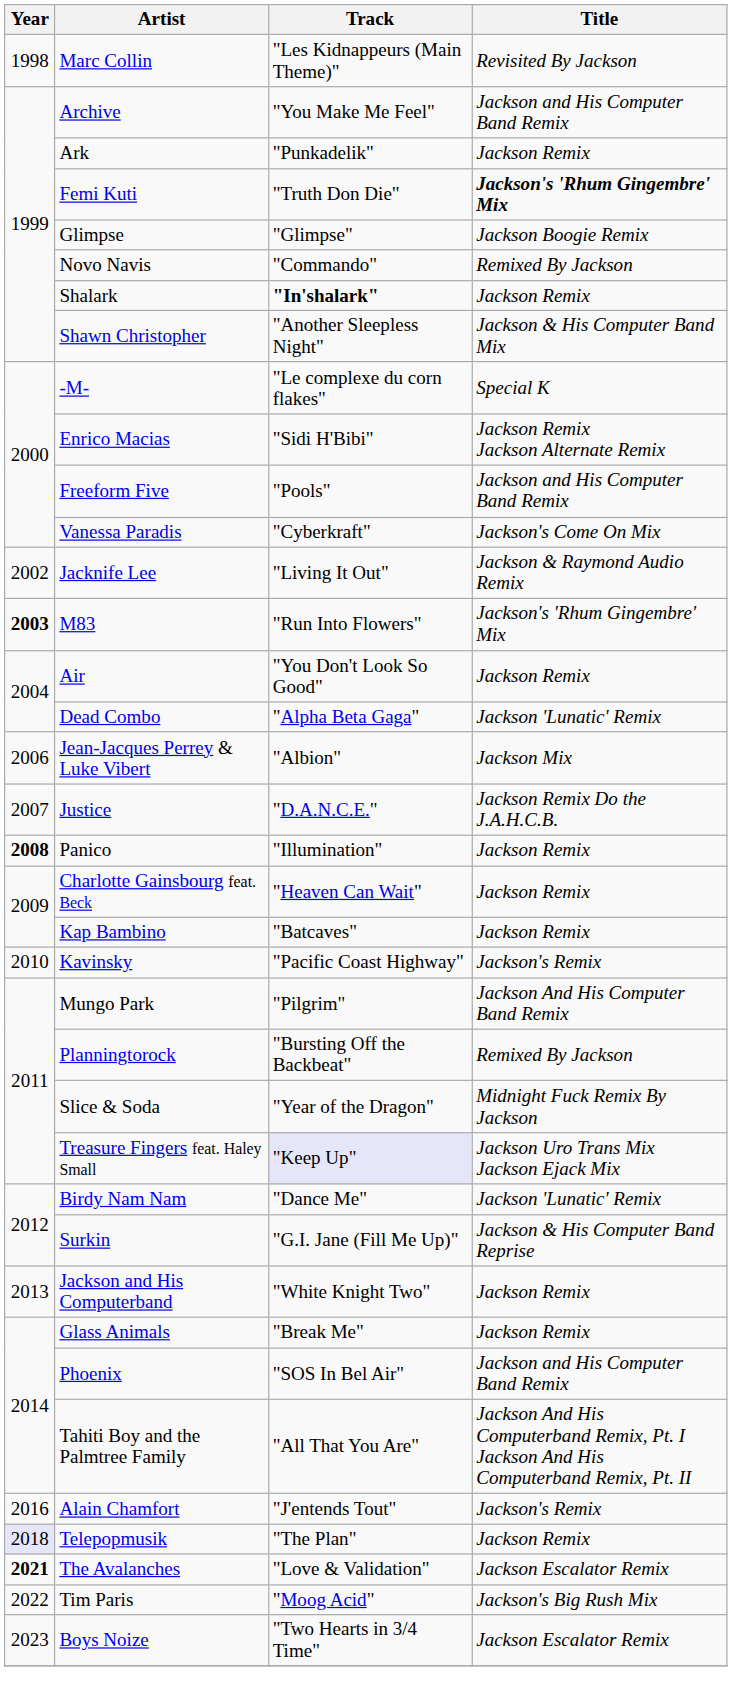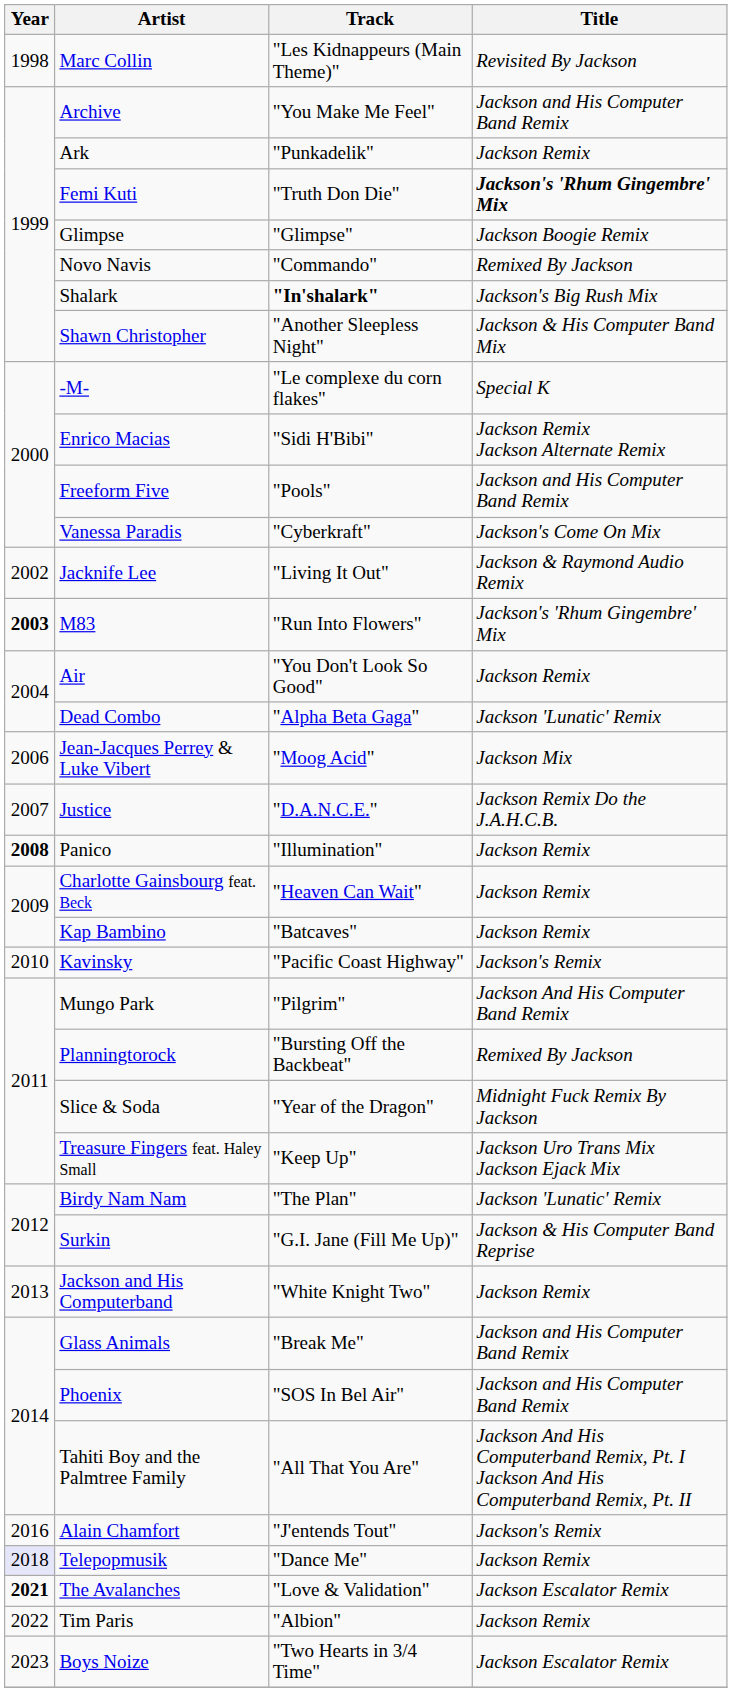(533, 295) Jackson Remix -> (567, 295) Jackson's Big Rush Mix
(307, 757) "Albion" -> (324, 757) "Moog Acid"
(315, 1158) lavender background -> (315, 1158) no background
(320, 1199) "Dance Me" -> (315, 1199) "The Plan"
(533, 1332) Jackson Remix -> (580, 1343) Jackson and His Computer Band Remix
(315, 1538) "The Plan" -> (320, 1560) "Dance Me"
(324, 1599) "Moog Acid" -> (307, 1620) "Albion"
(567, 1599) Jackson's Big Rush Mix -> (533, 1620) Jackson Remix
